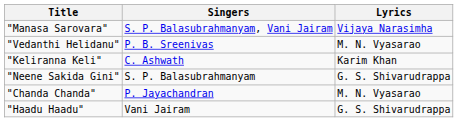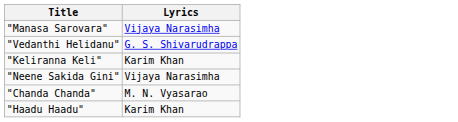- column: (229, 12)
(379, 45) M. N. Vyasarao -> (181, 45) G. S. Shivarudrappa
(394, 77) G. S. Shivarudrappa -> (172, 77) Vijaya Narasimha
(394, 109) G. S. Shivarudrappa -> (154, 109) Karim Khan
